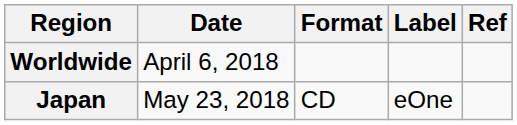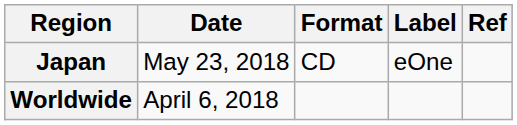rows swapped: (71, 61) <-> (71, 100)
